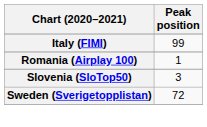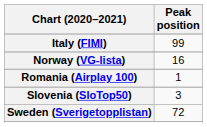+ row: (79, 60)
